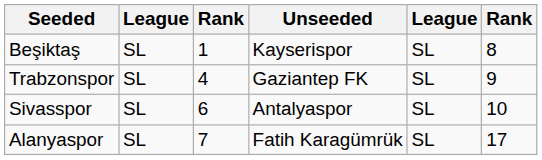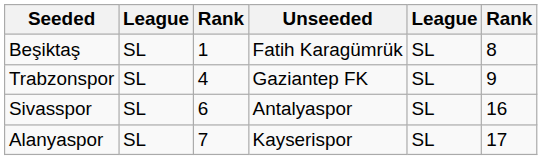(302, 49) Kayserispor -> (328, 49) Fatih Karagümrük
(497, 109) 10 -> (497, 109) 16
(328, 139) Fatih Karagümrük -> (302, 139) Kayserispor
